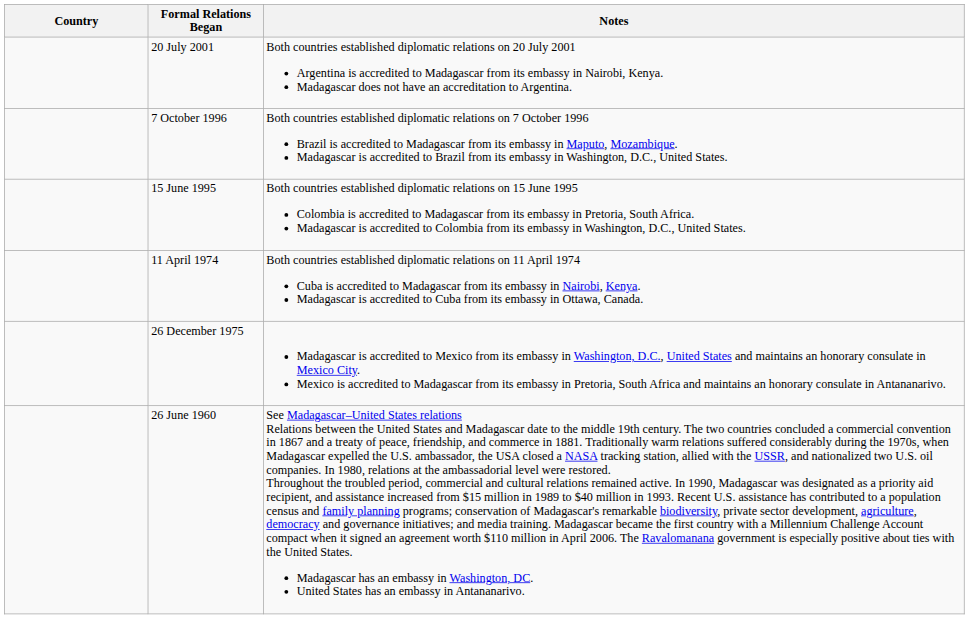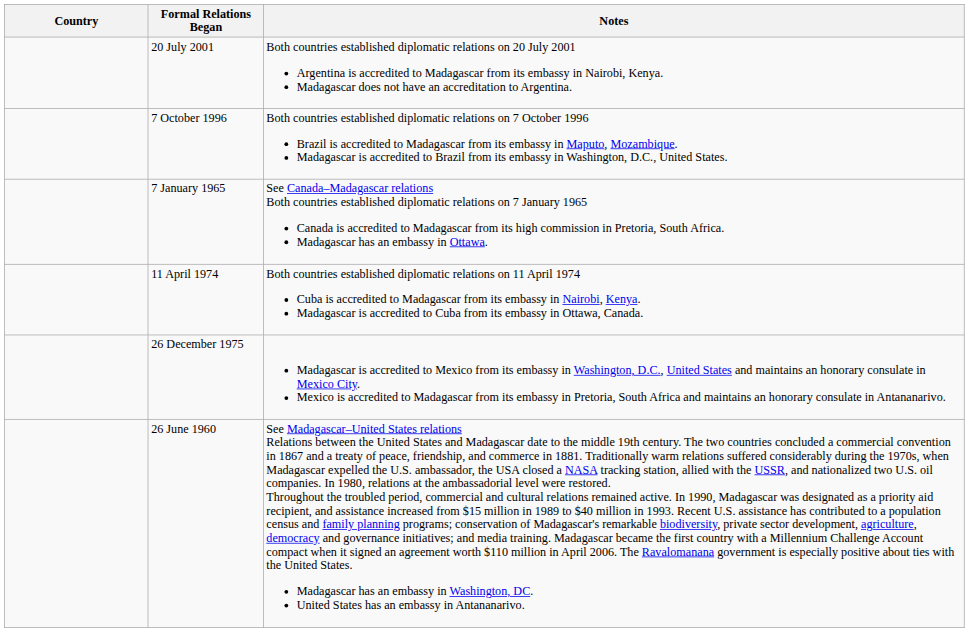+ row: (188, 189)
- row: (184, 189)
